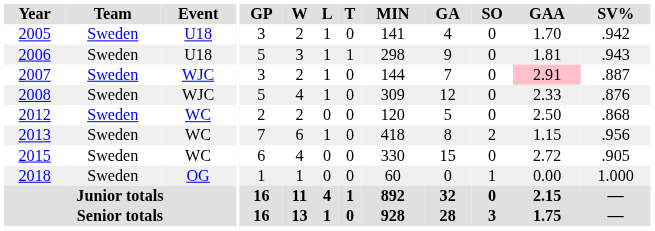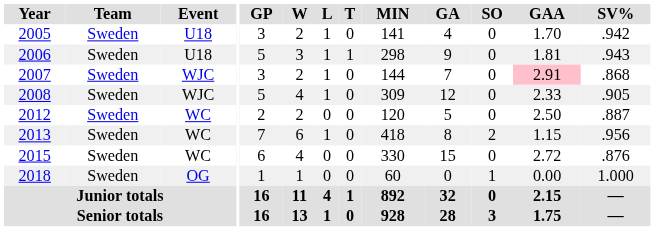(616, 74) .887 -> (616, 74) .868
(616, 94) .876 -> (616, 94) .905
(616, 115) .868 -> (616, 115) .887
(616, 155) .905 -> (616, 155) .876
